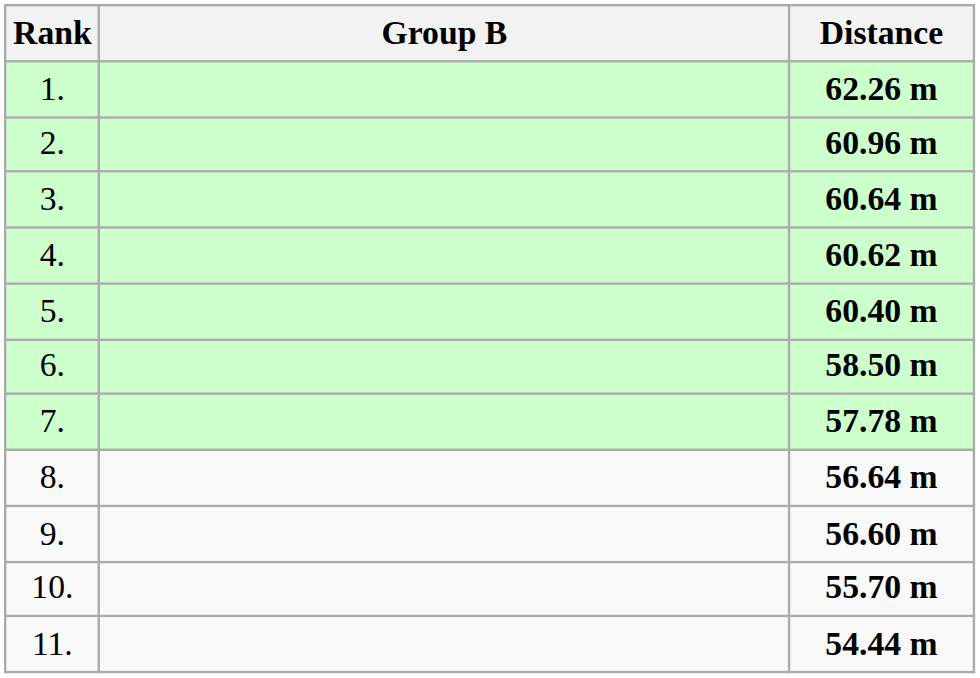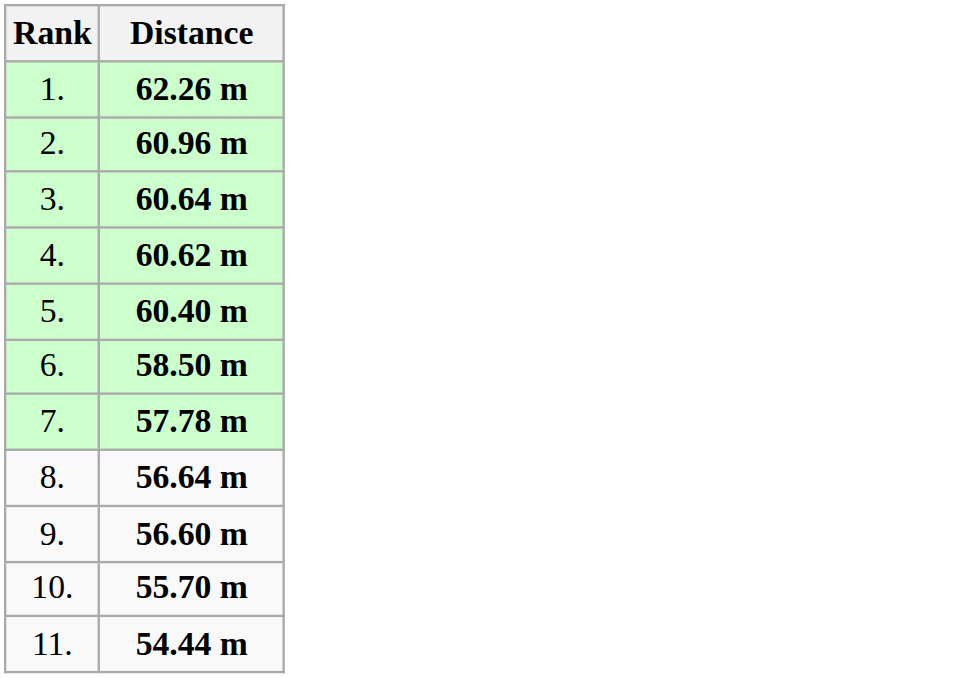- column: (444, 32)
